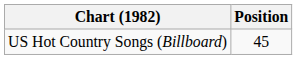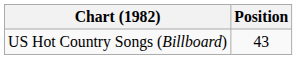(261, 41) 45 -> (261, 41) 43
